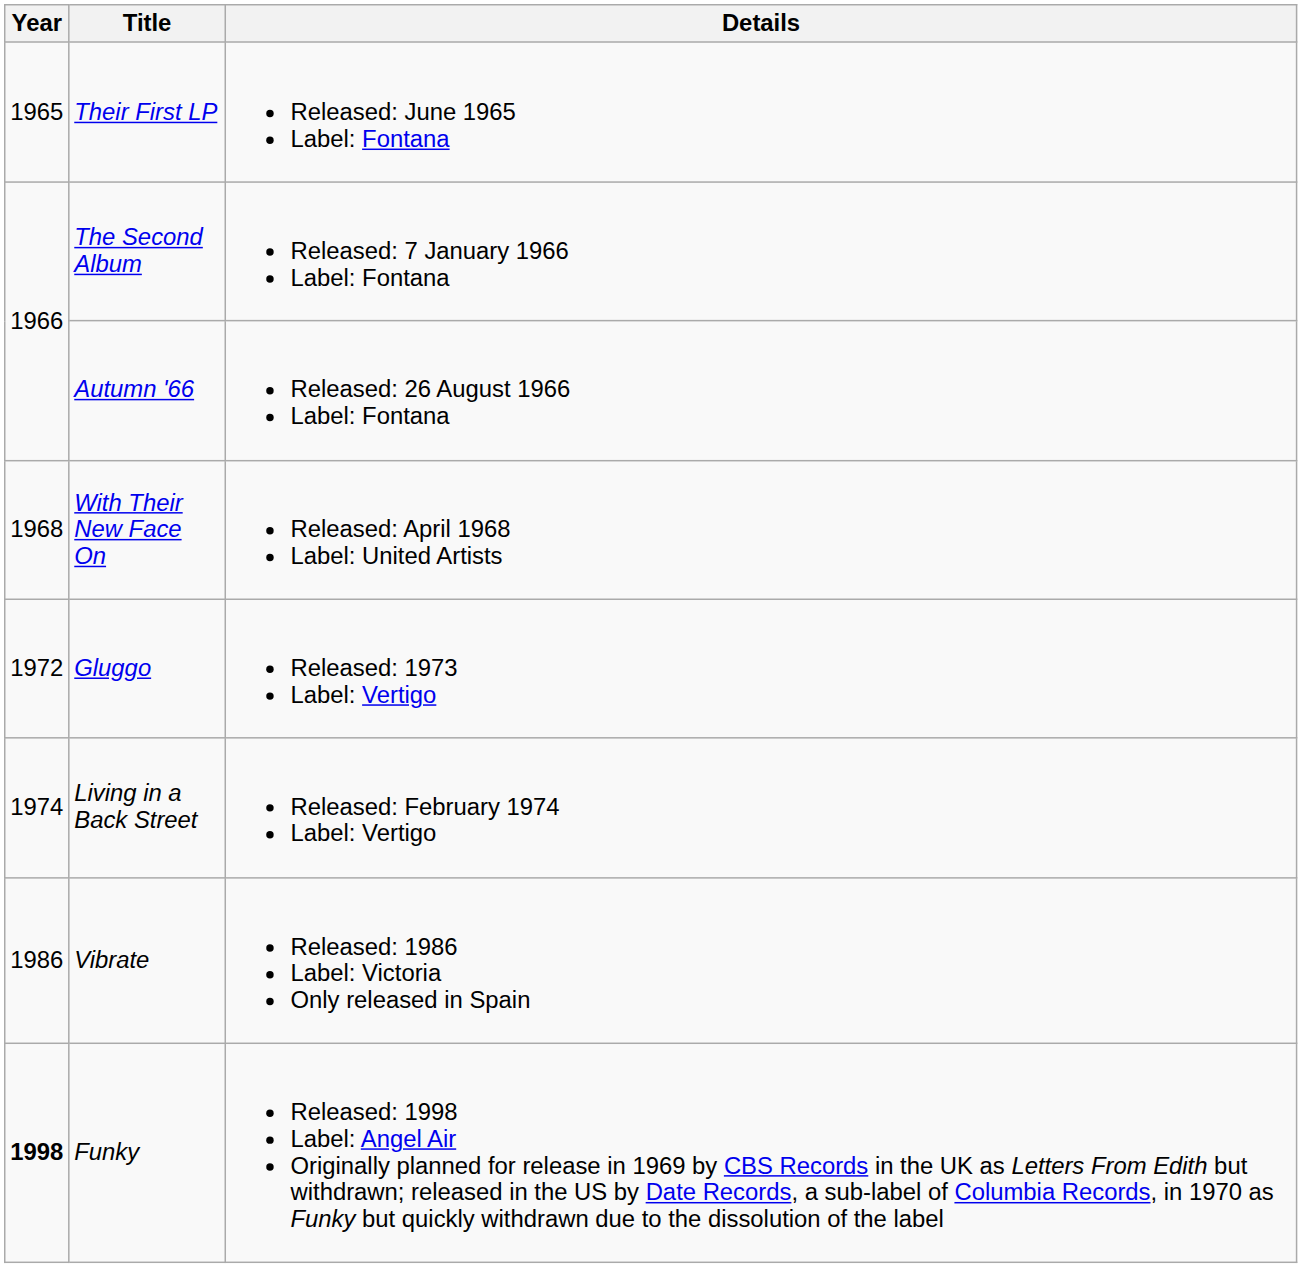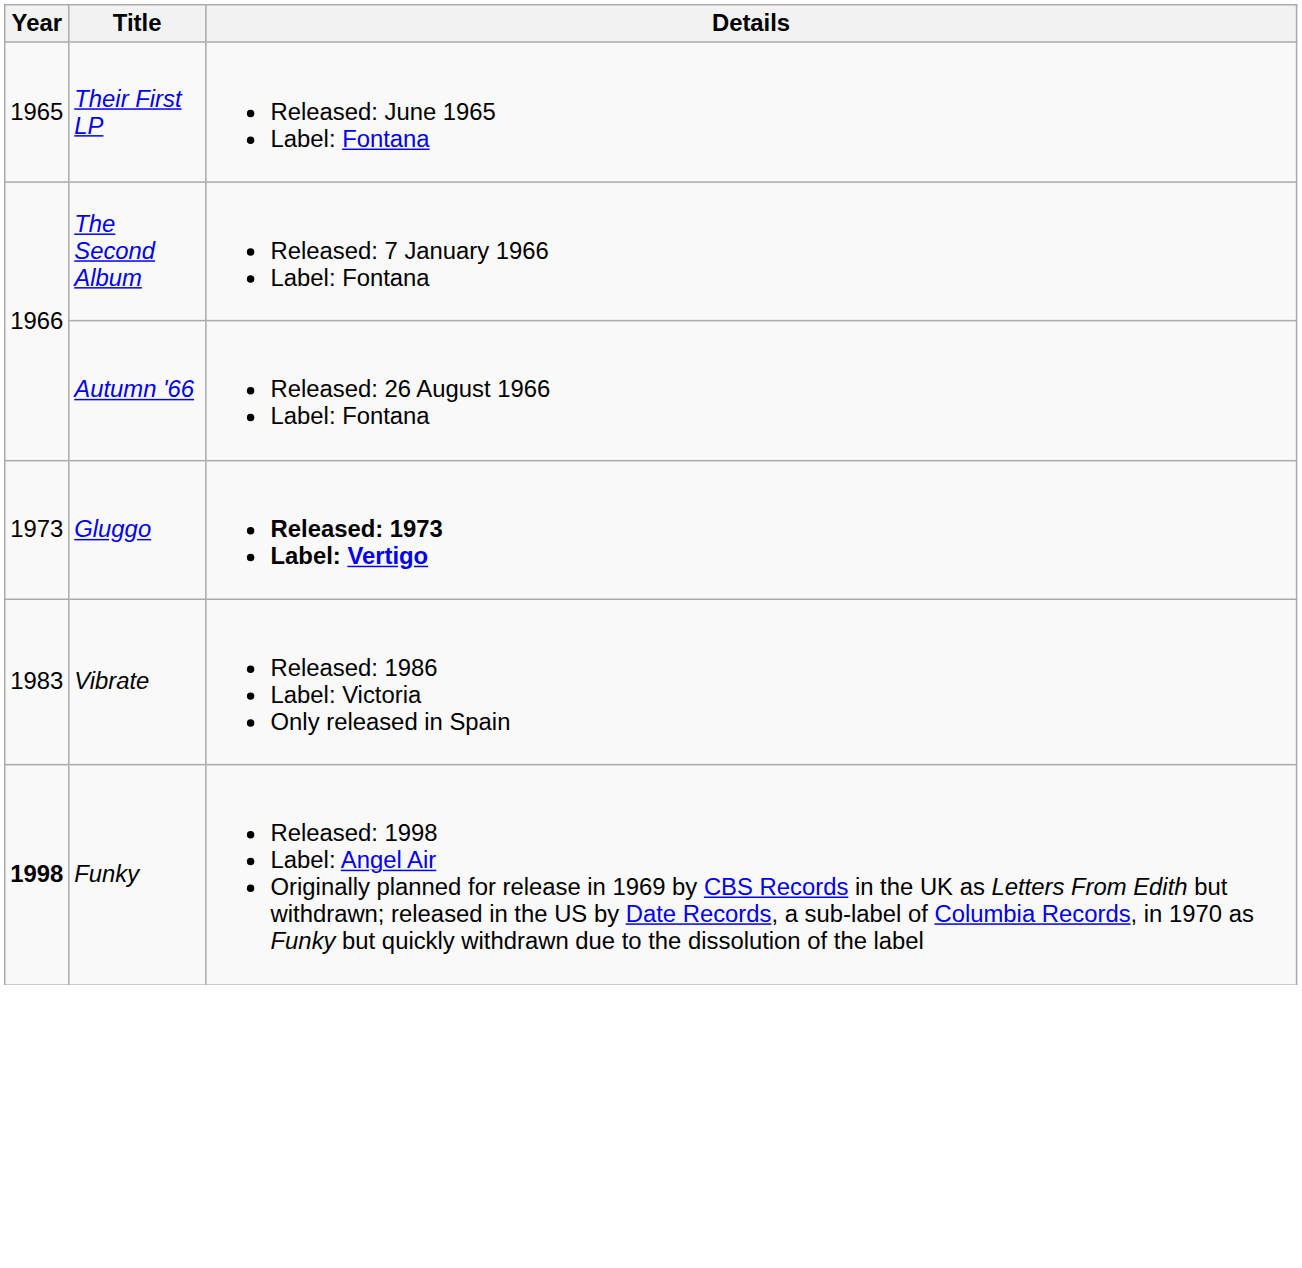- row: (128, 529)
(37, 668) 1972 -> (37, 529) 1973
(761, 682) normal -> (751, 543) bold
- row: (136, 807)
(37, 960) 1986 -> (37, 681) 1983
